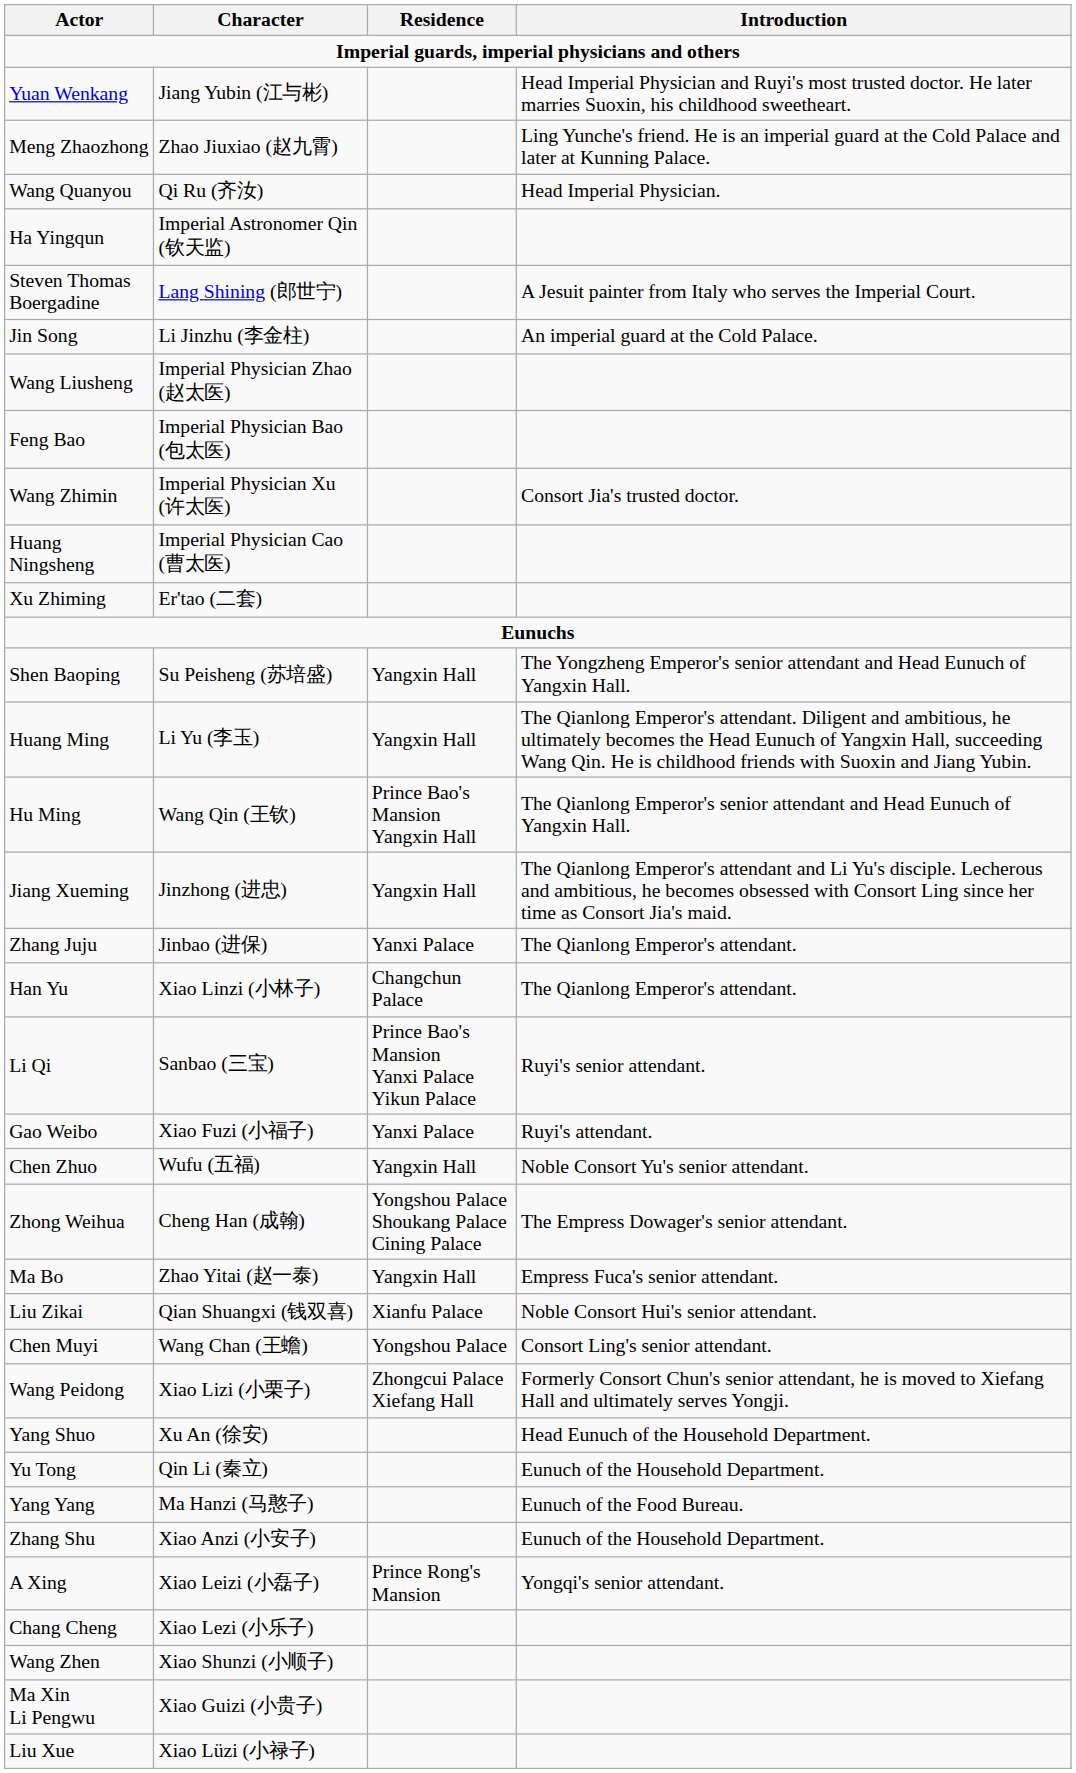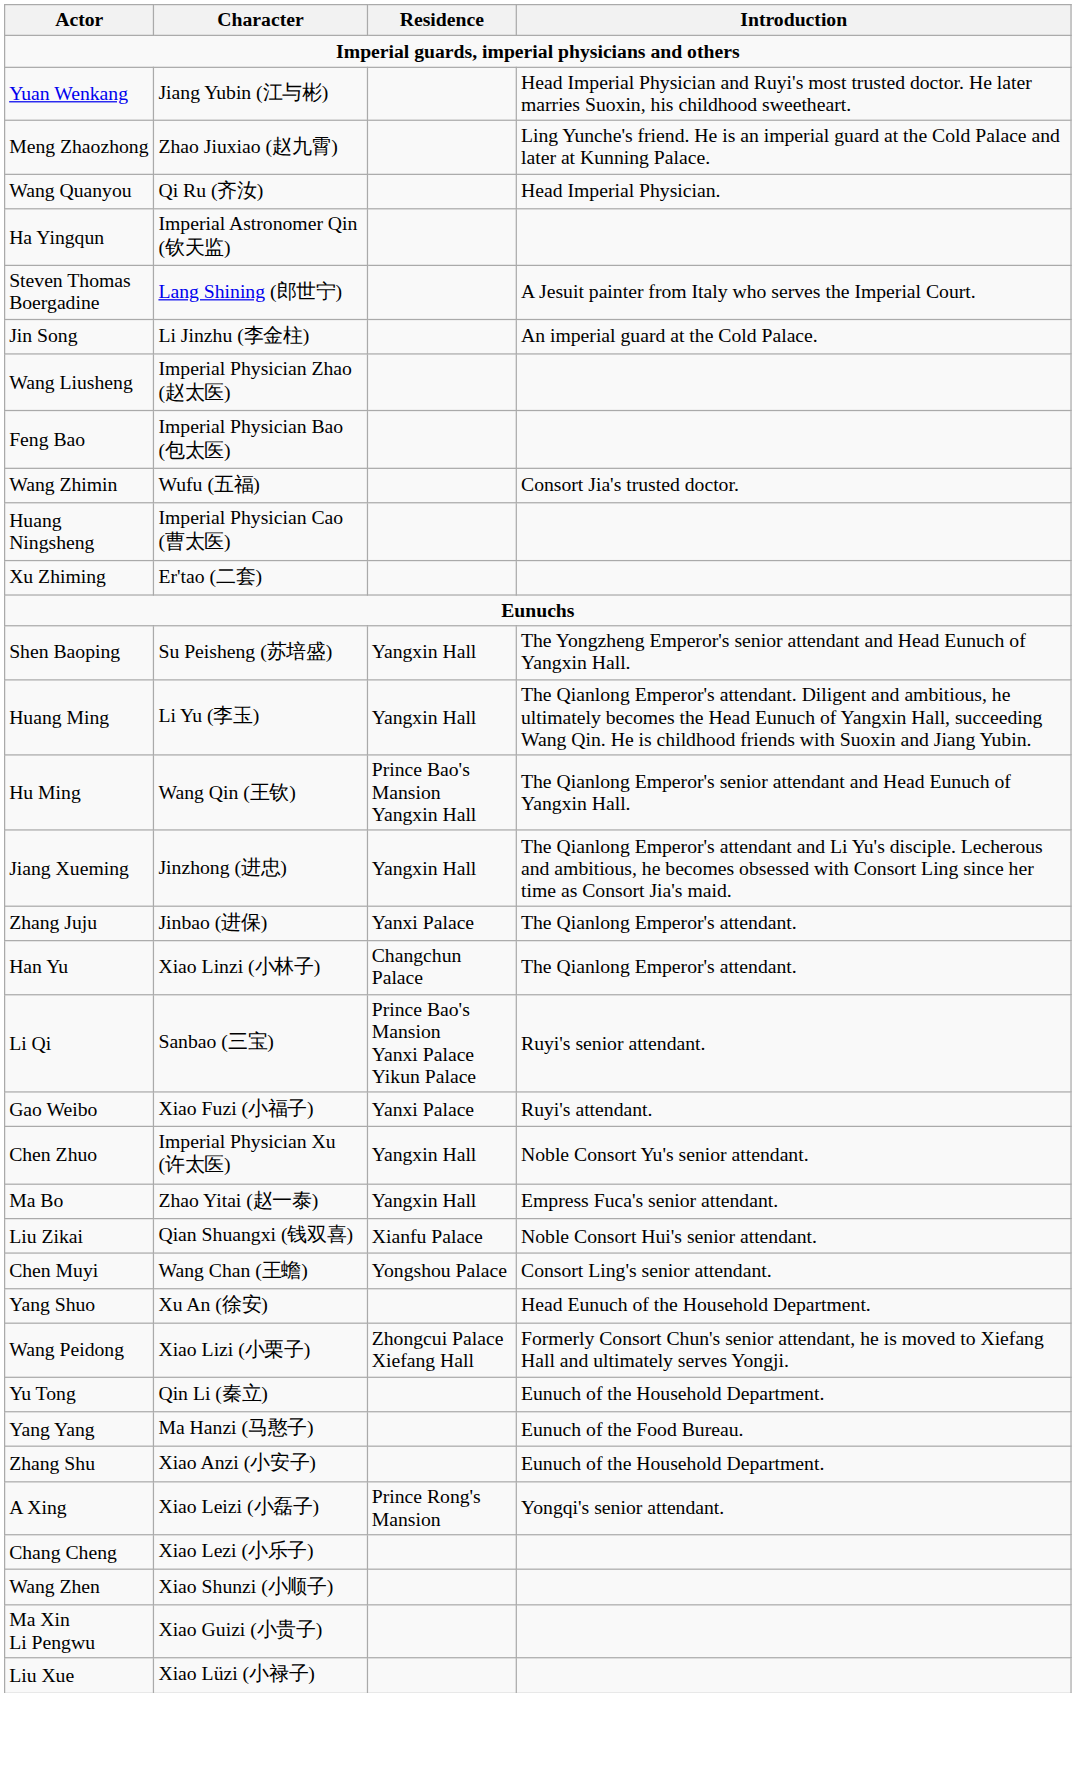(247, 495) Imperial Physician Xu (许太医) -> (209, 484) Wufu (五福)
(209, 1165) Wufu (五福) -> (247, 1153) Imperial Physician Xu (许太医)
- row: (67, 1221)
rows swapped: (67, 1390) <-> (52, 1434)
